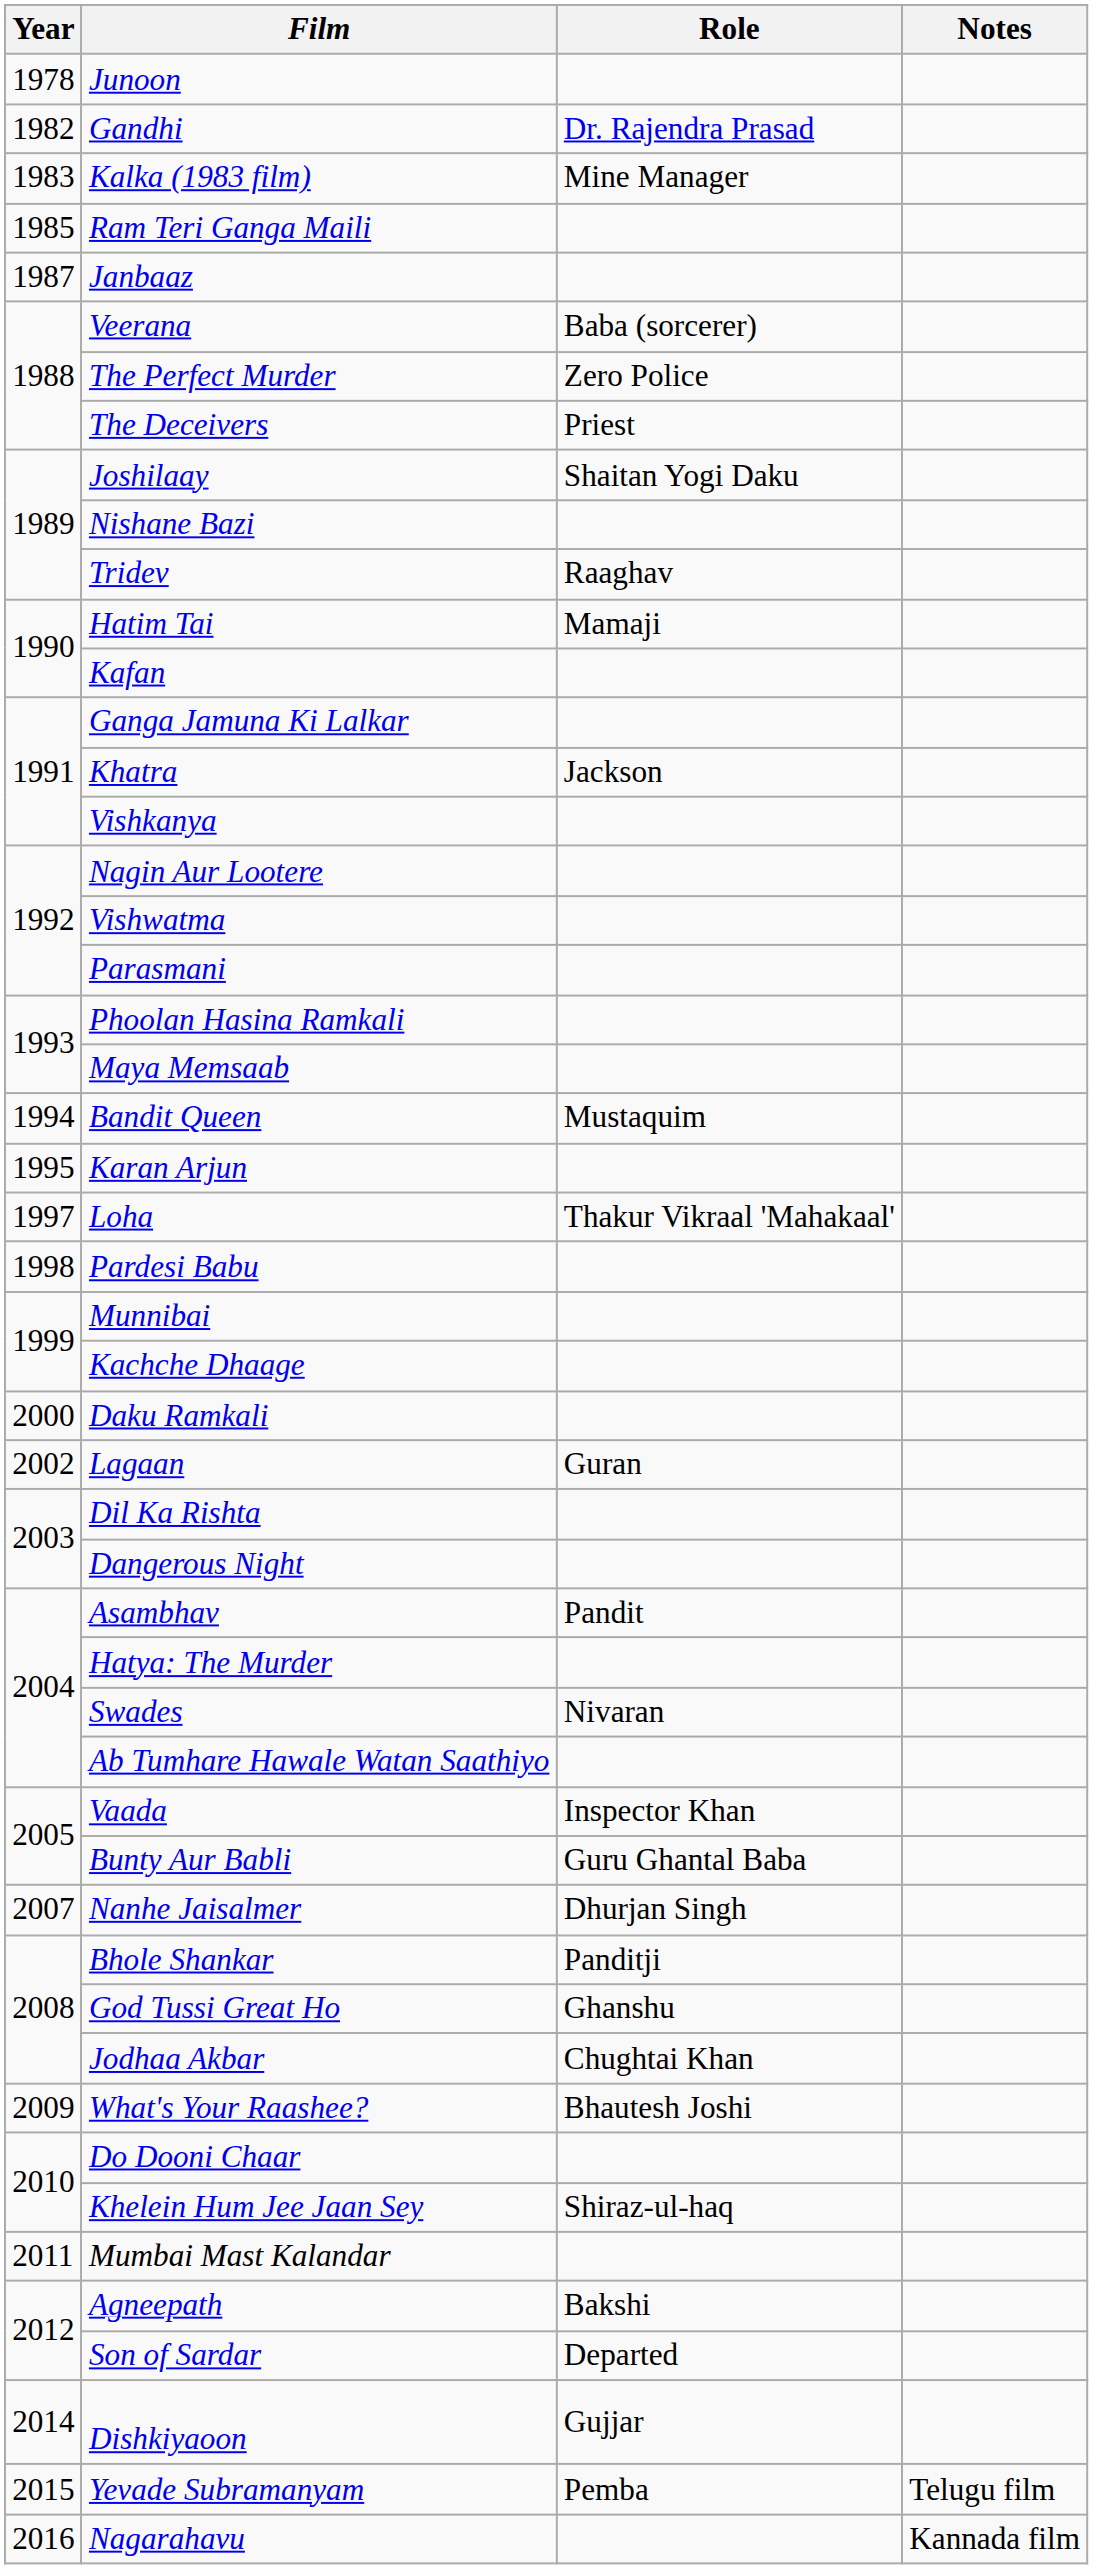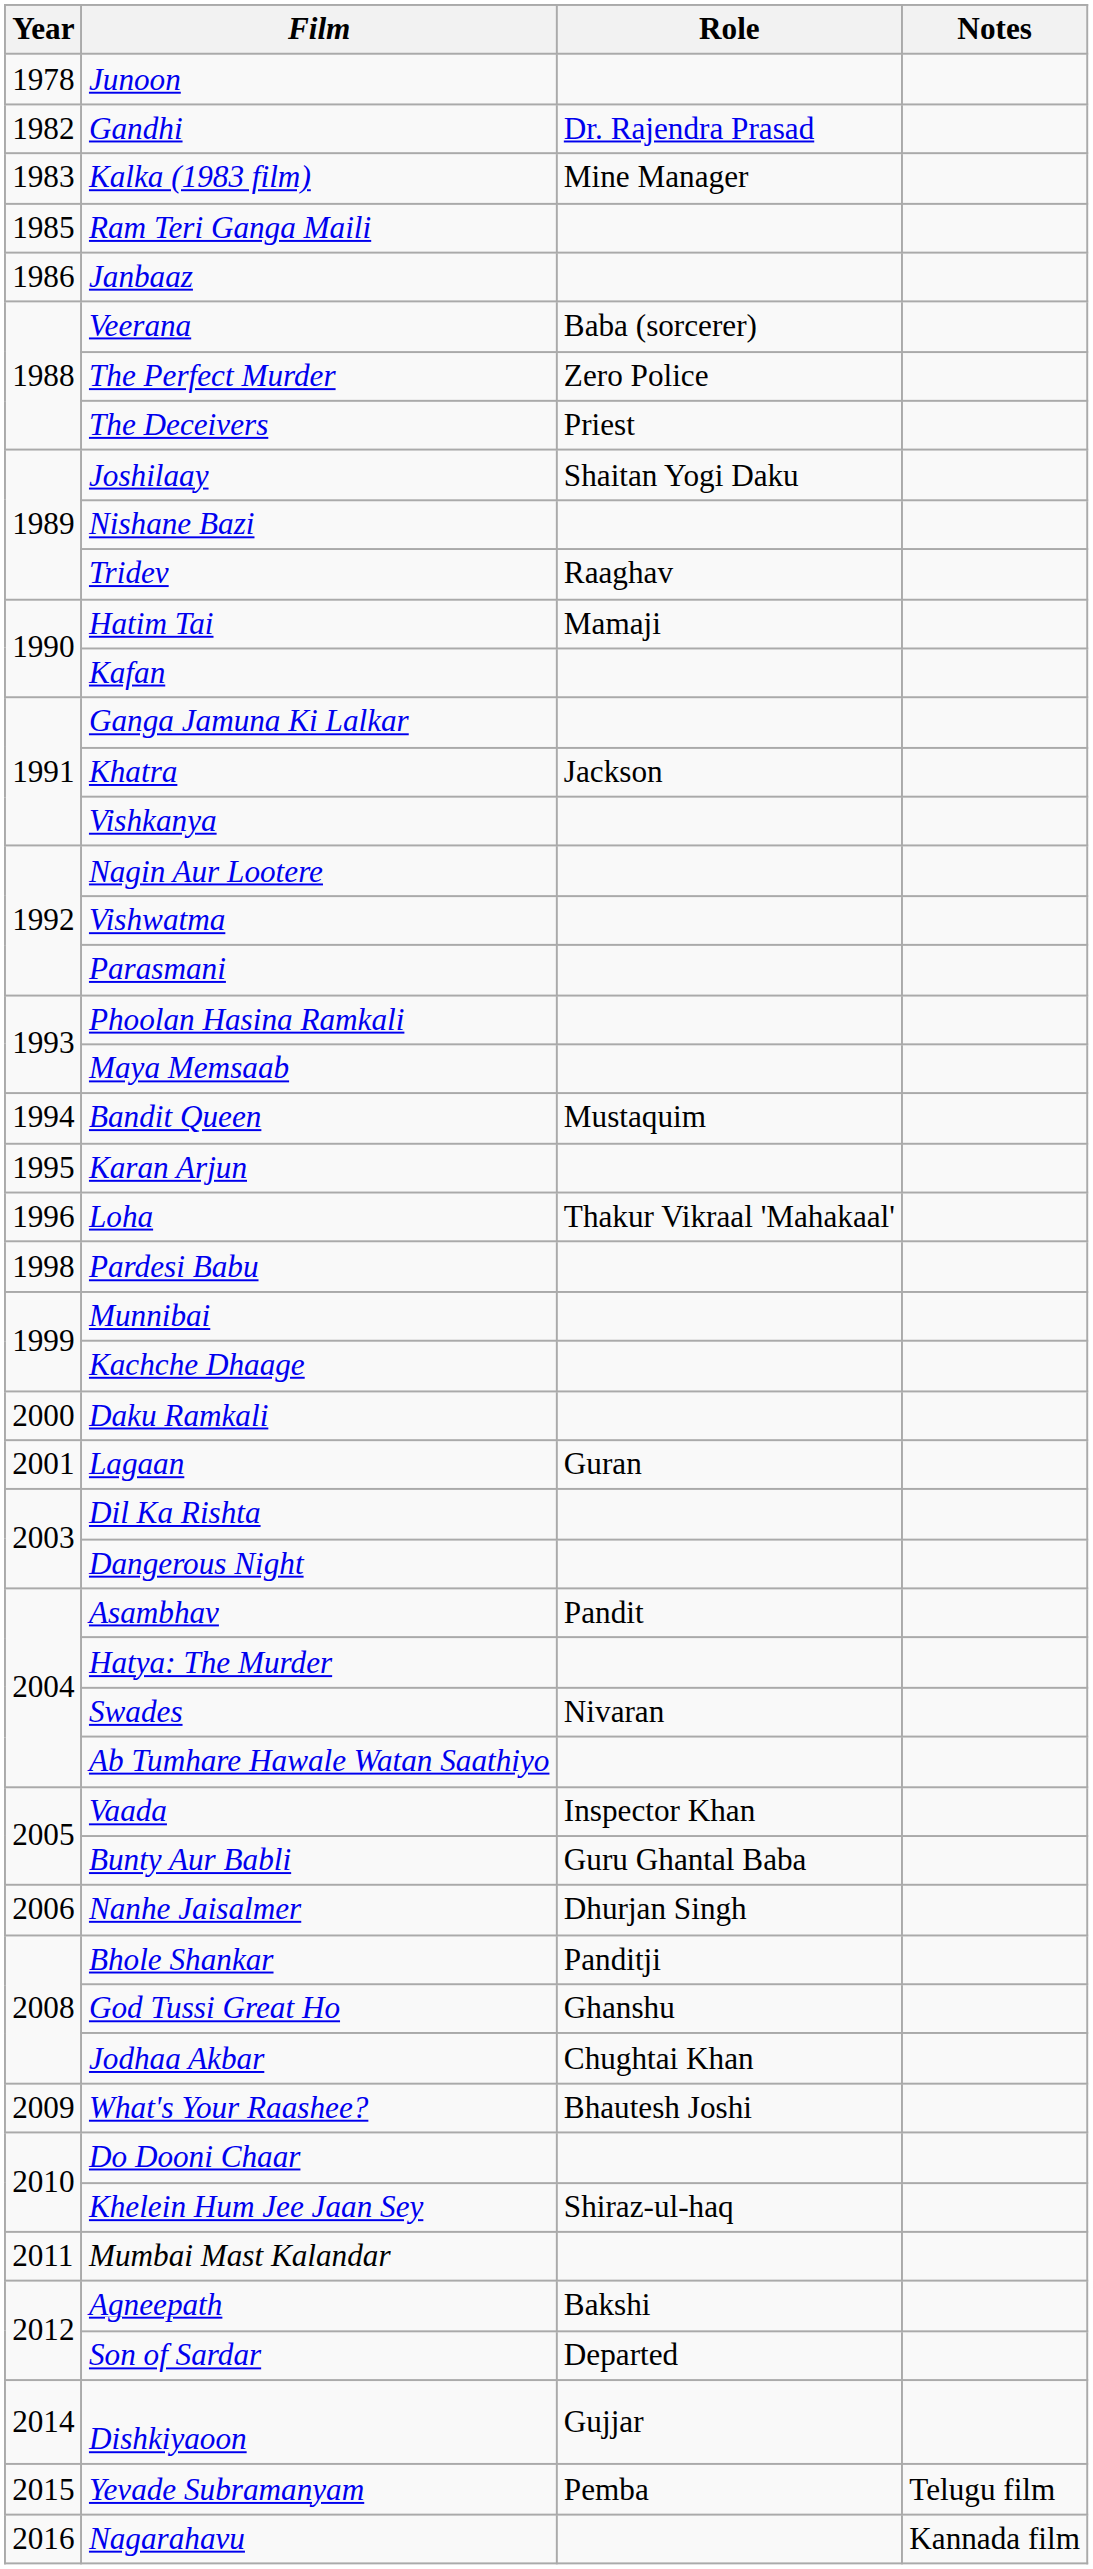(43, 276) 1987 -> (43, 276) 1986
(43, 1216) 1997 -> (43, 1216) 1996
(43, 1464) 2002 -> (43, 1464) 2001
(43, 1909) 2007 -> (43, 1909) 2006
